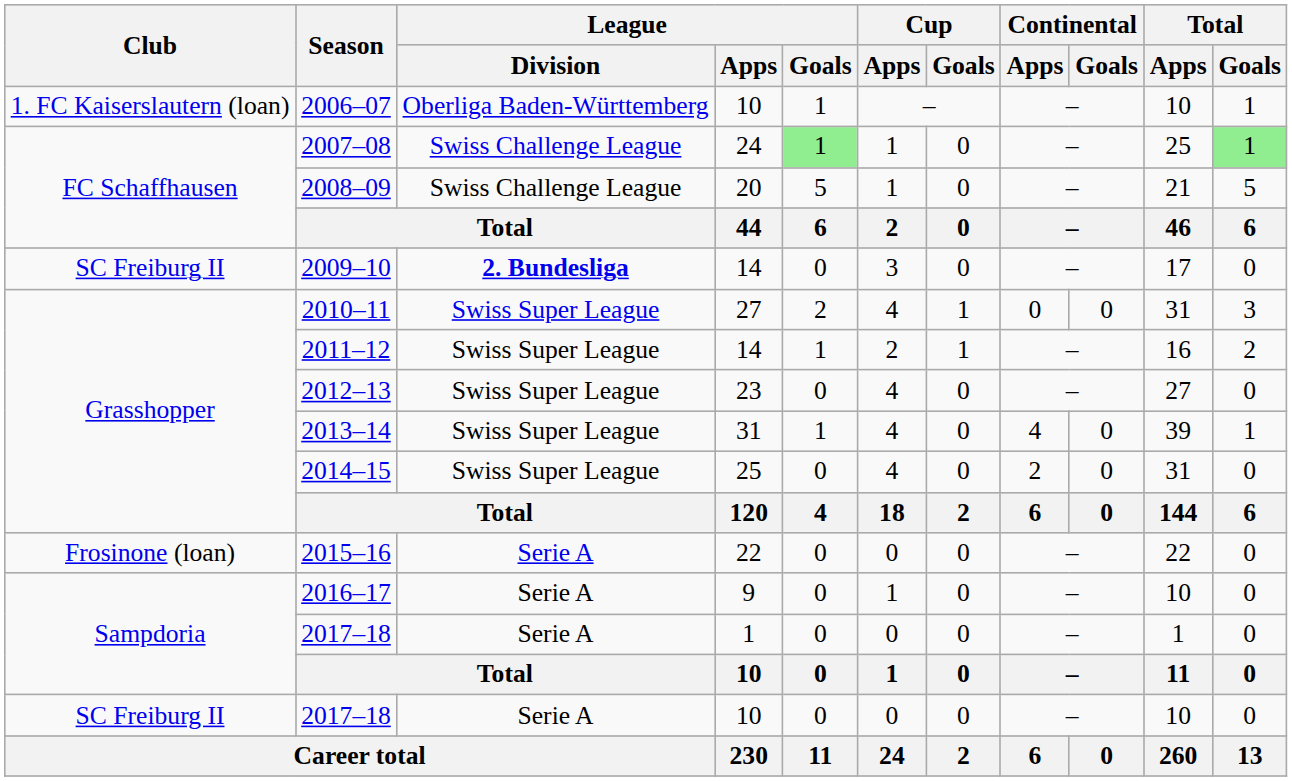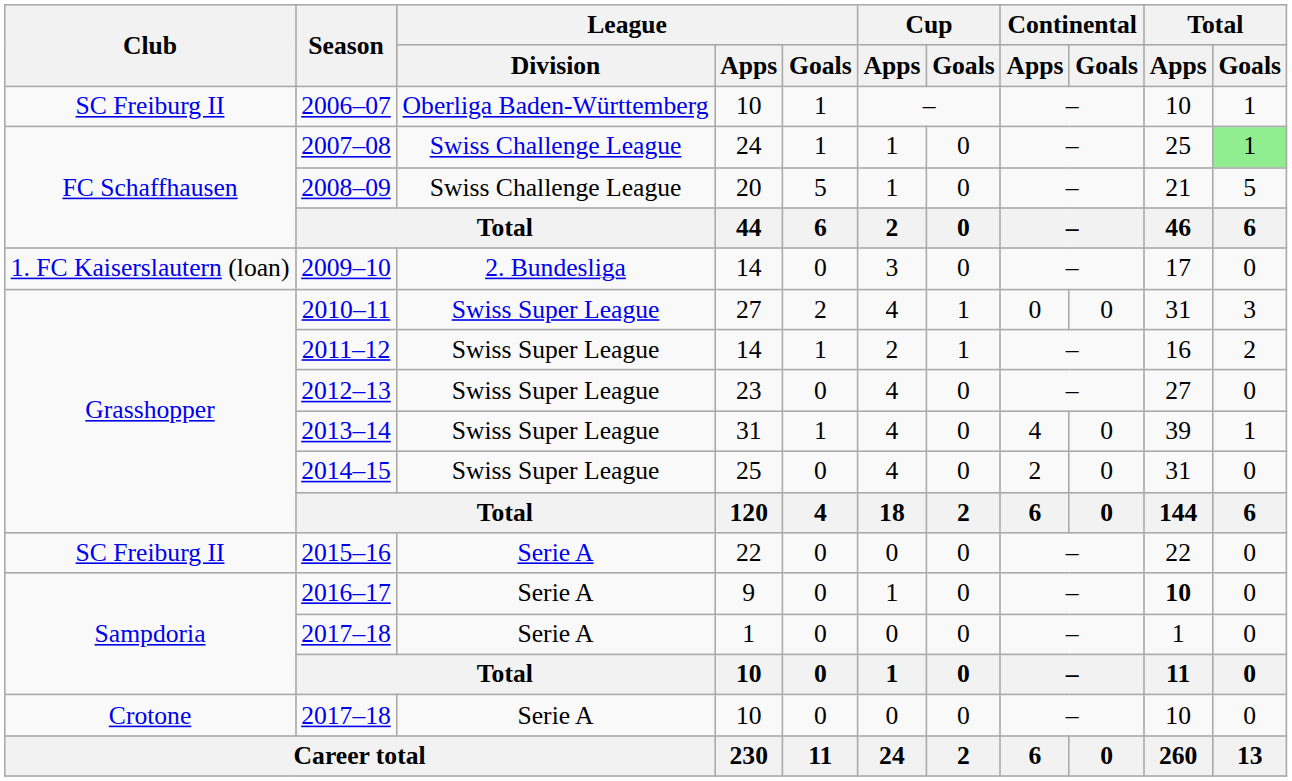(150, 106) 1. FC Kaiserslautern (loan) -> (150, 106) SC Freiburg II
(820, 146) lightgreen background -> (820, 146) no background
(150, 268) SC Freiburg II -> (150, 268) 1. FC Kaiserslautern (loan)
(556, 268) bold -> (556, 268) normal
(150, 552) Frosinone (loan) -> (150, 552) SC Freiburg II
(1178, 593) normal -> (1178, 593) bold
(150, 715) SC Freiburg II -> (150, 715) Crotone
